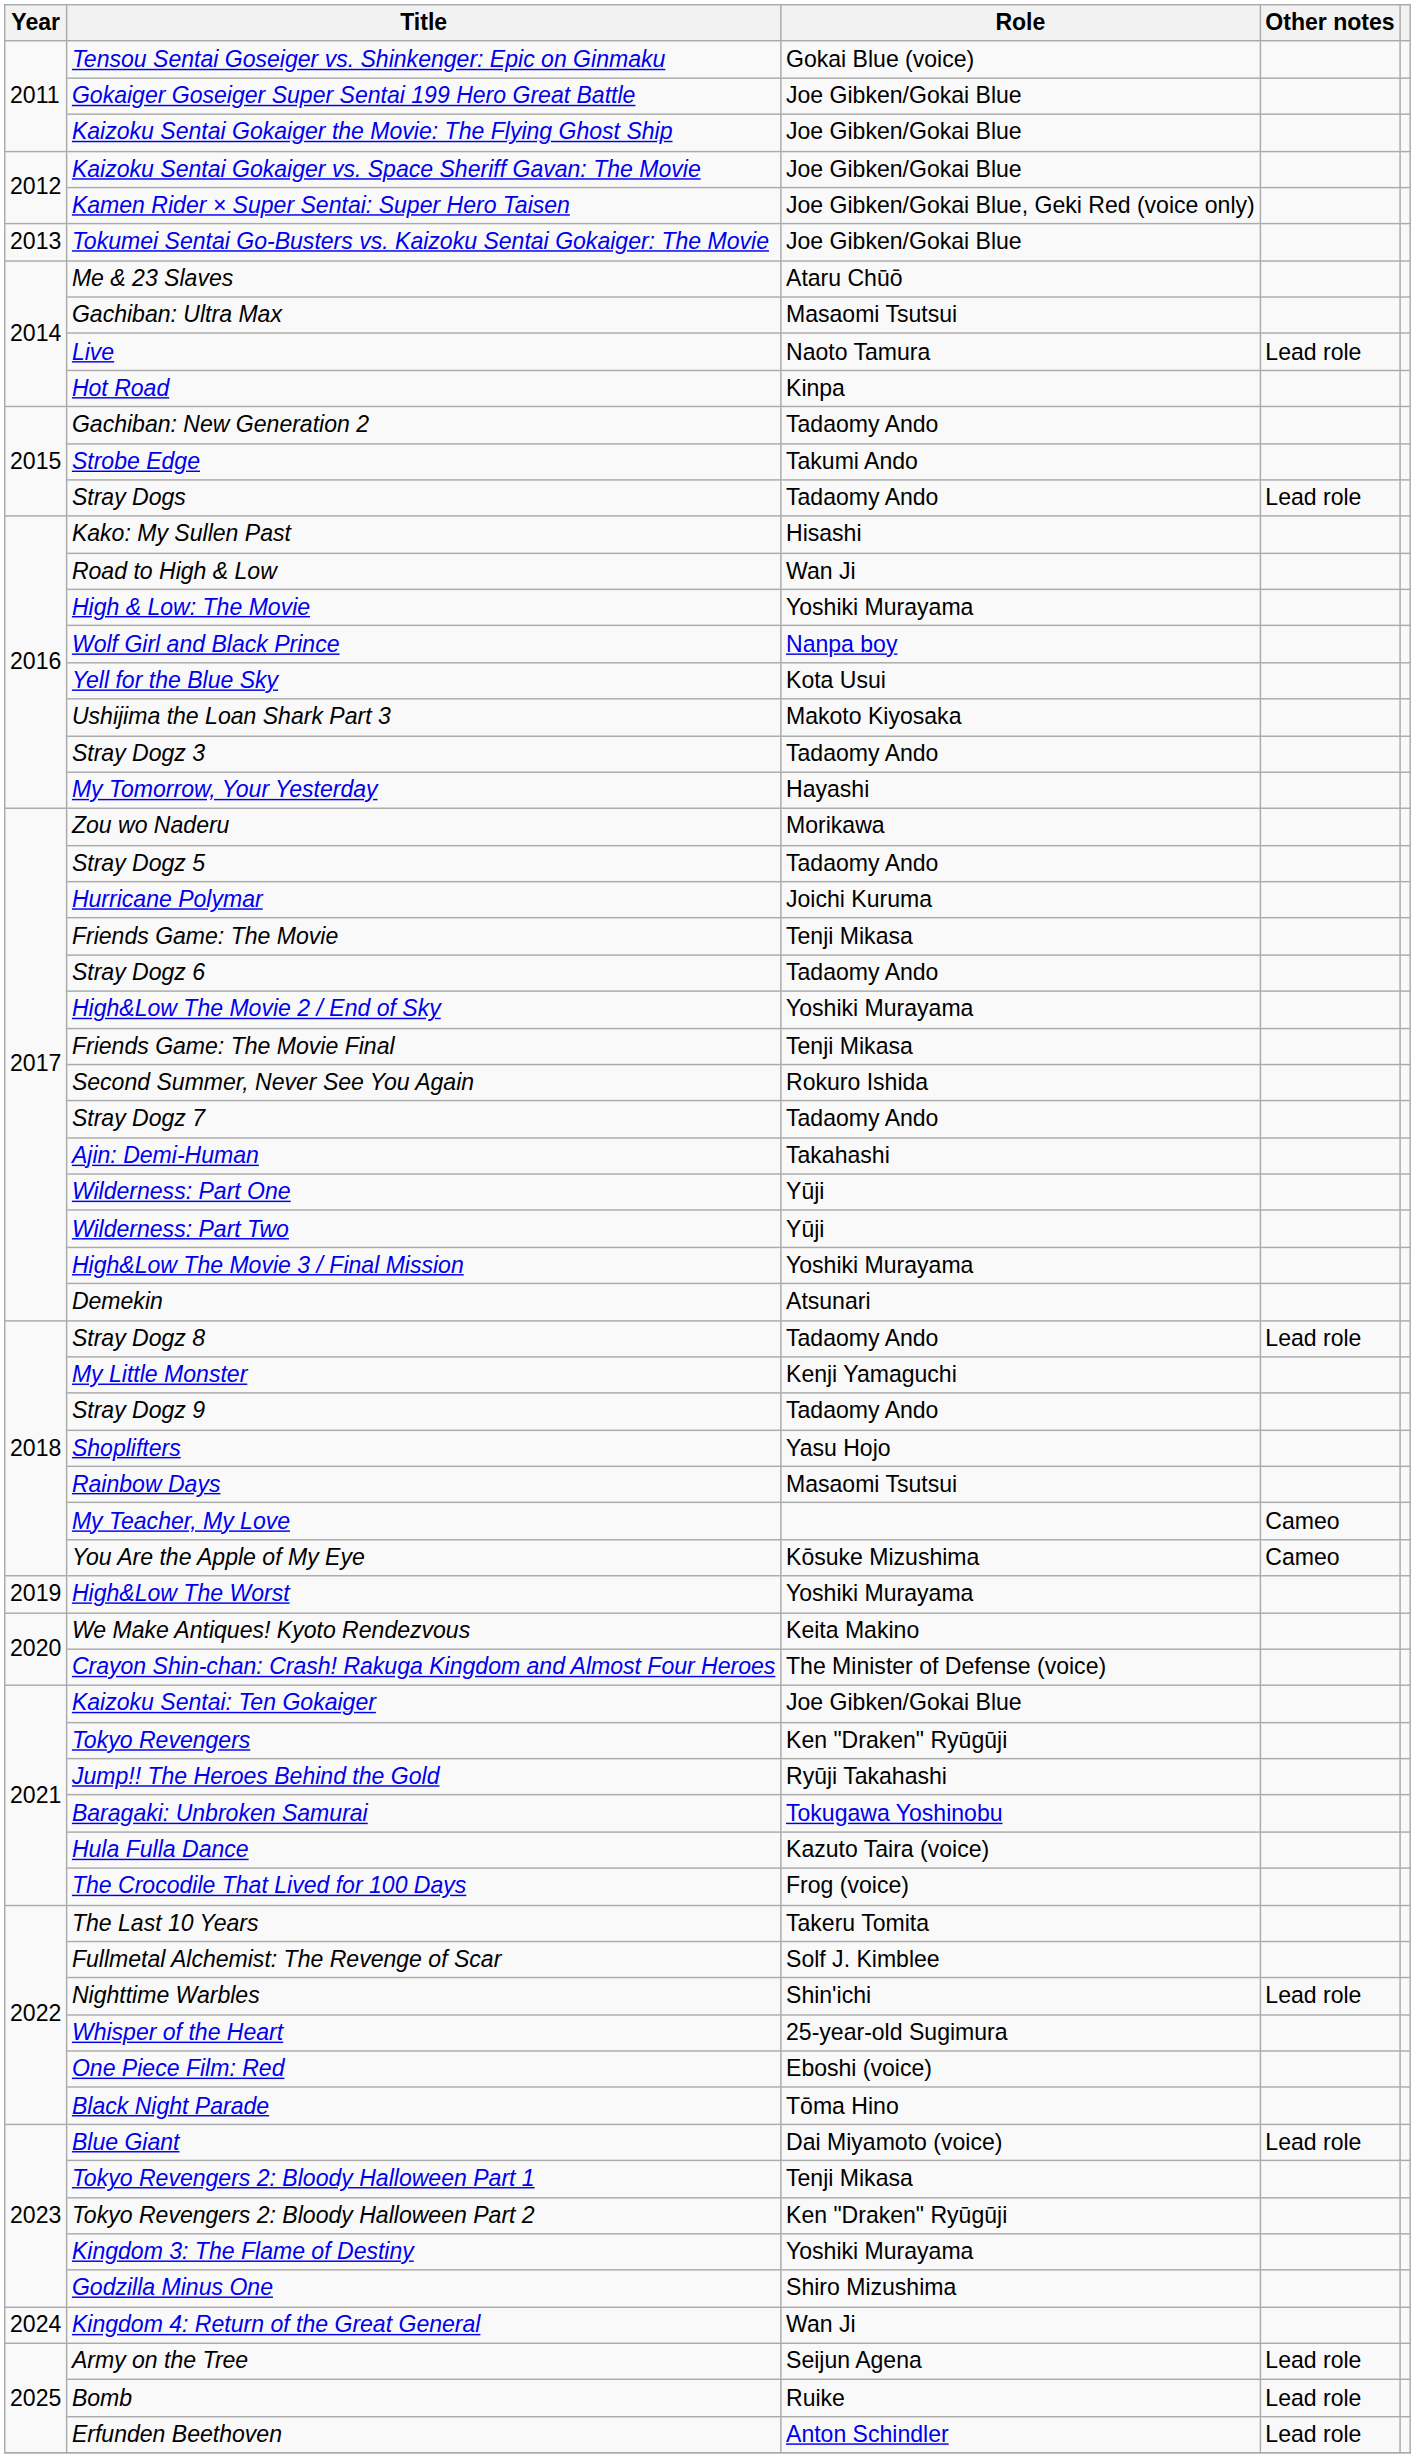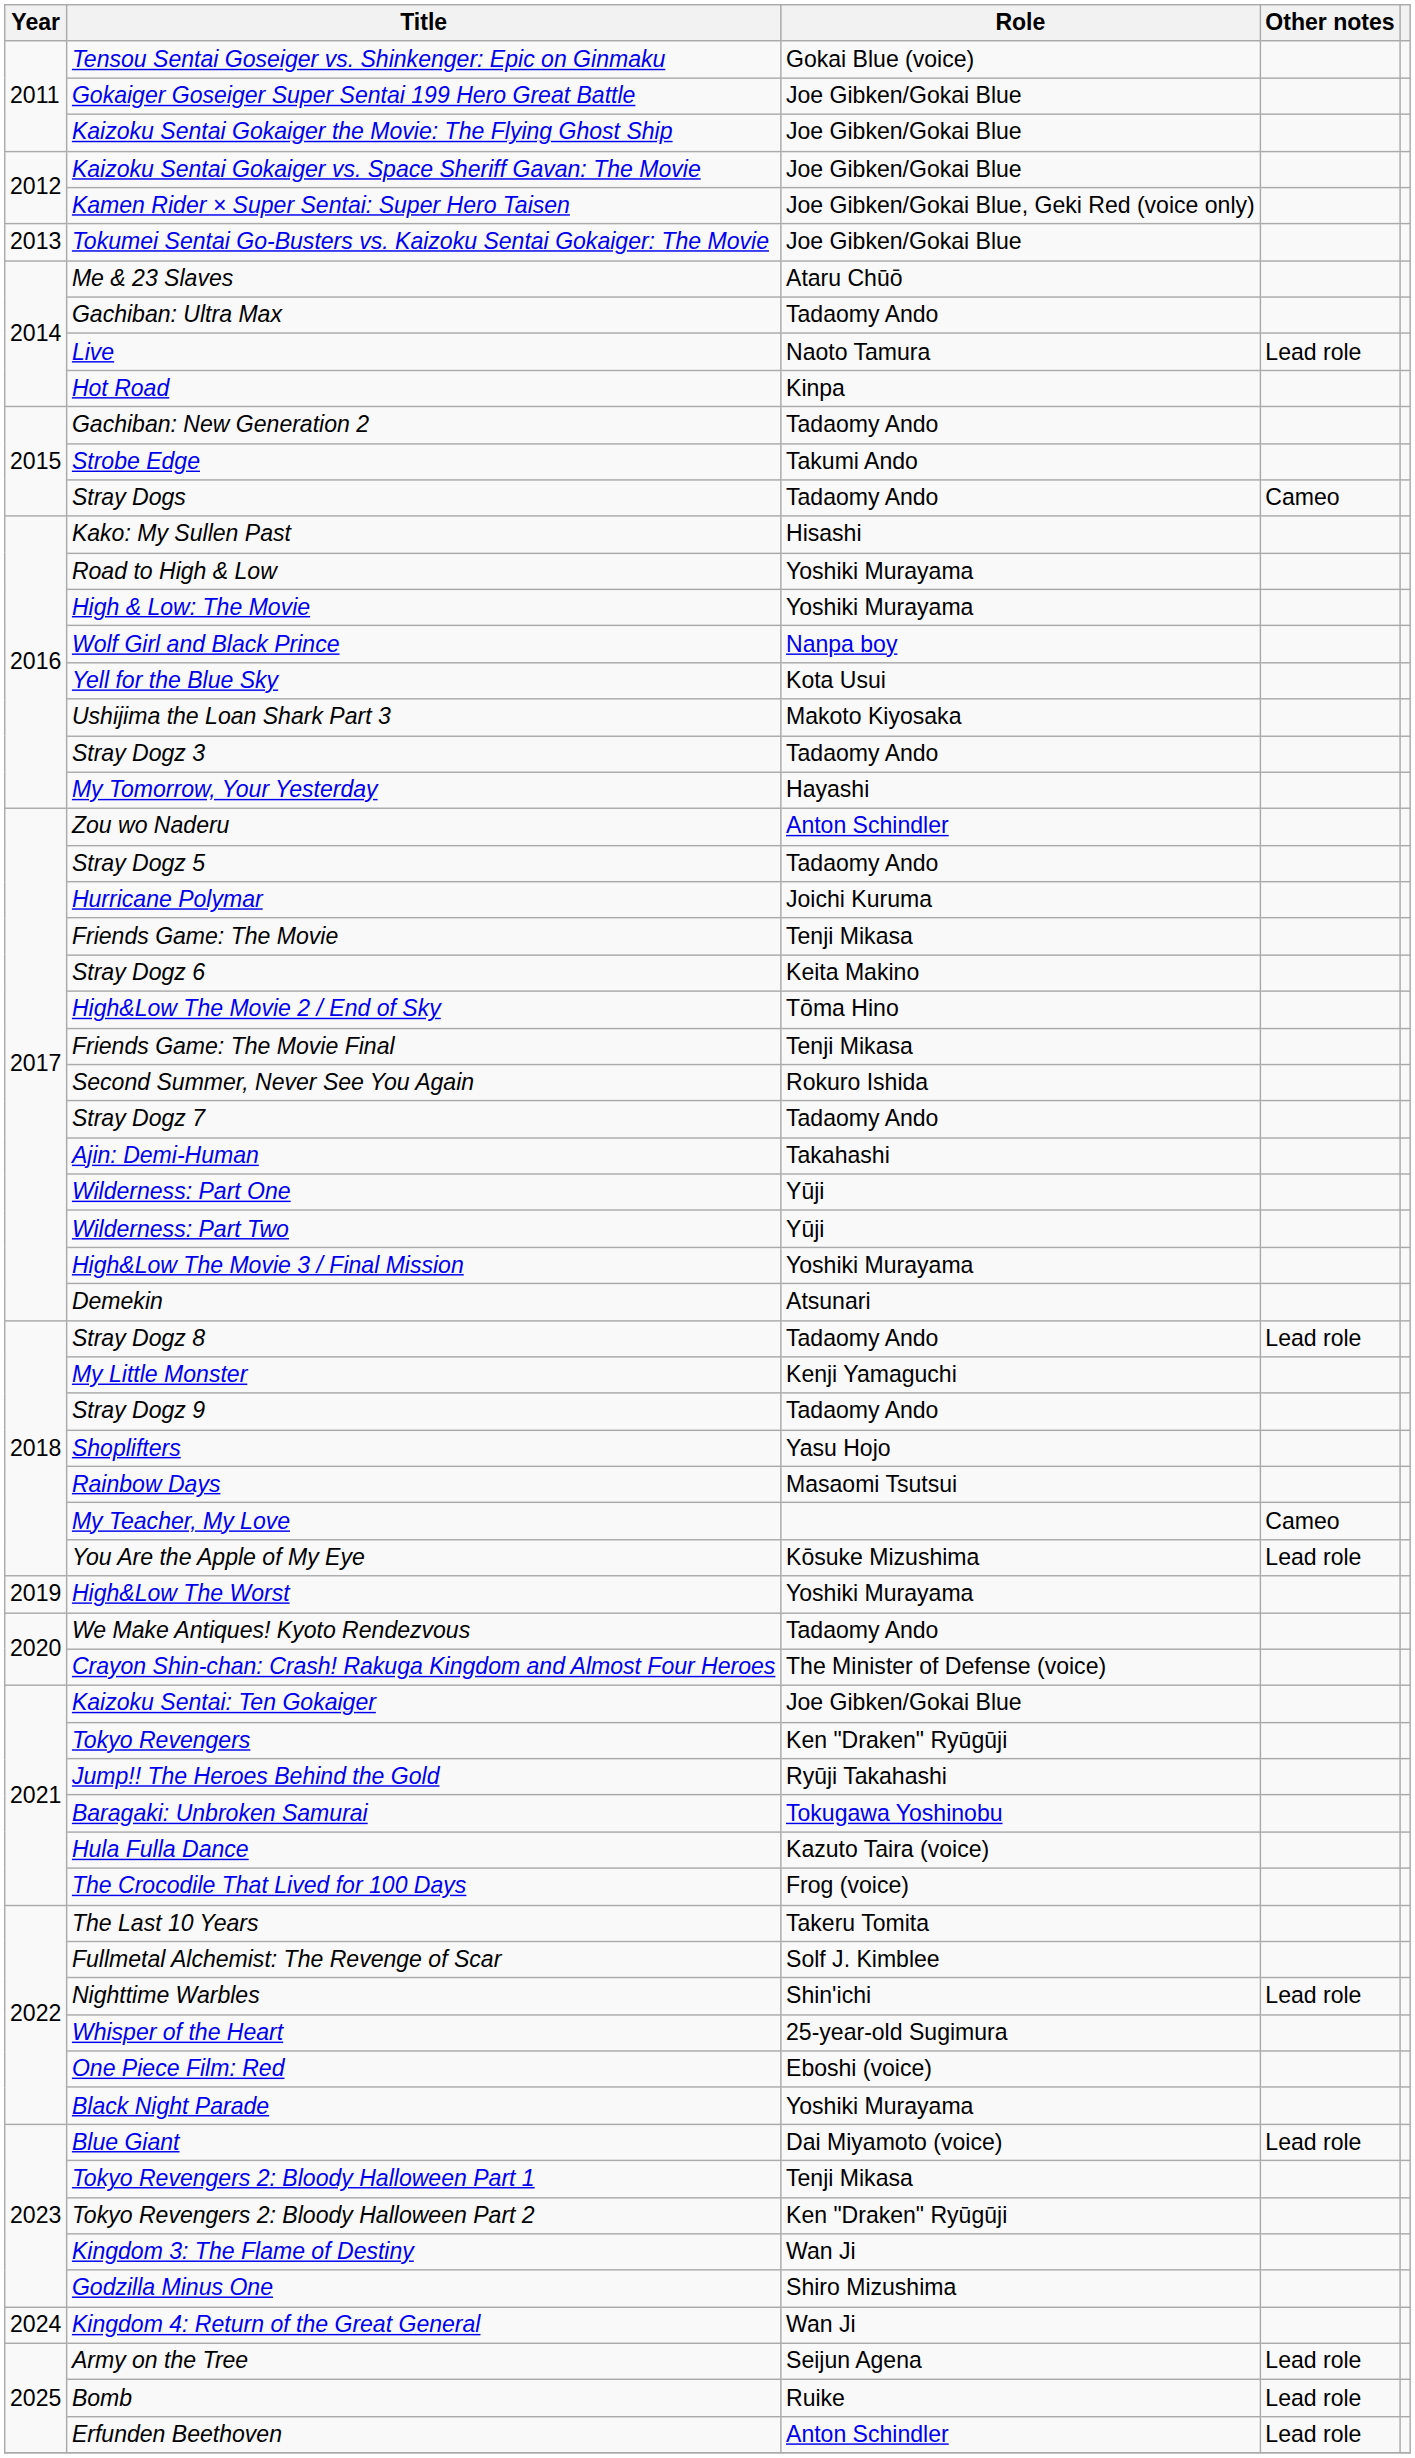(872, 315) Masaomi Tsutsui -> (862, 315) Tadaomy Ando
(1313, 497) Lead role -> (1302, 497) Cameo
(821, 570) Wan Ji -> (880, 570) Yoshiki Murayama
(835, 826) Morikawa -> (867, 826) Anton Schindler
(862, 972) Tadaomy Ando -> (853, 972) Keita Makino
(880, 1009) Yoshiki Murayama -> (842, 1009) Tōma Hino
(1302, 1557) Cameo -> (1313, 1557) Lead role
(853, 1630) Keita Makino -> (862, 1630) Tadaomy Ando
(842, 2105) Tōma Hino -> (880, 2105) Yoshiki Murayama
(880, 2251) Yoshiki Murayama -> (821, 2251) Wan Ji
